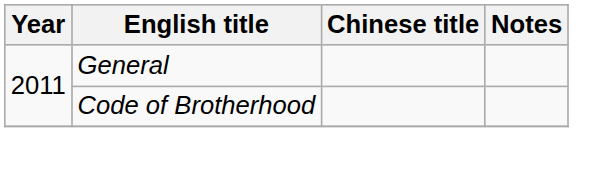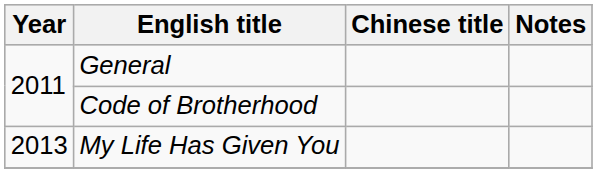+ row: (209, 146)
